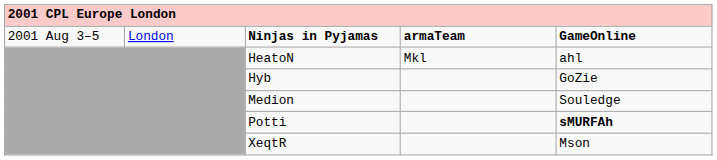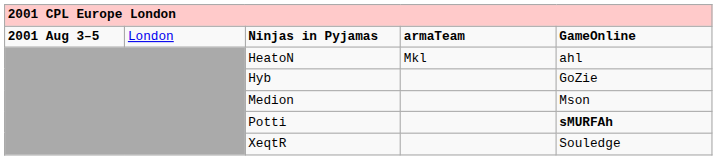(54, 37) normal -> (54, 37) bold
(590, 101) Souledge -> (575, 101) Mson
(575, 144) Mson -> (590, 144) Souledge
